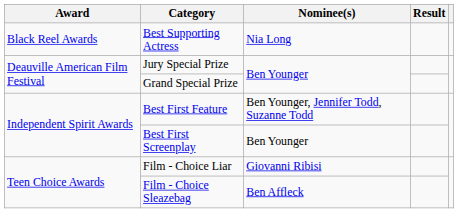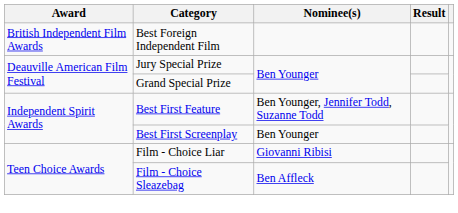- row: (181, 39)
+ row: (178, 39)
